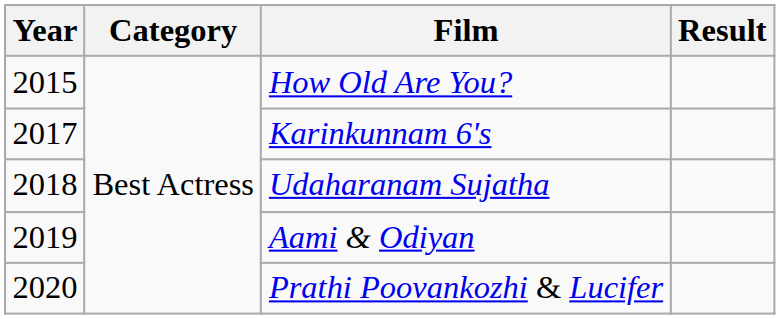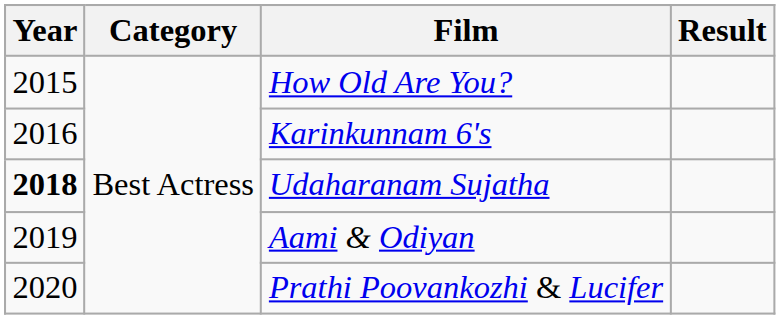(45, 133) 2017 -> (45, 133) 2016
(45, 184) normal -> (45, 184) bold
